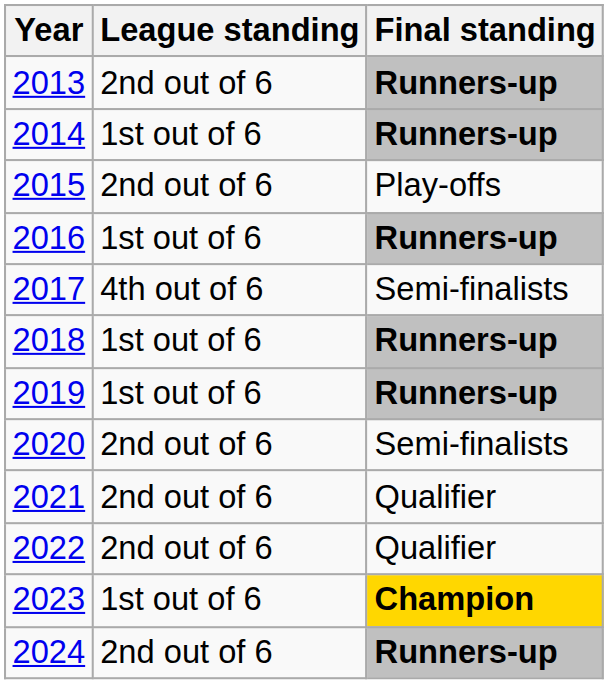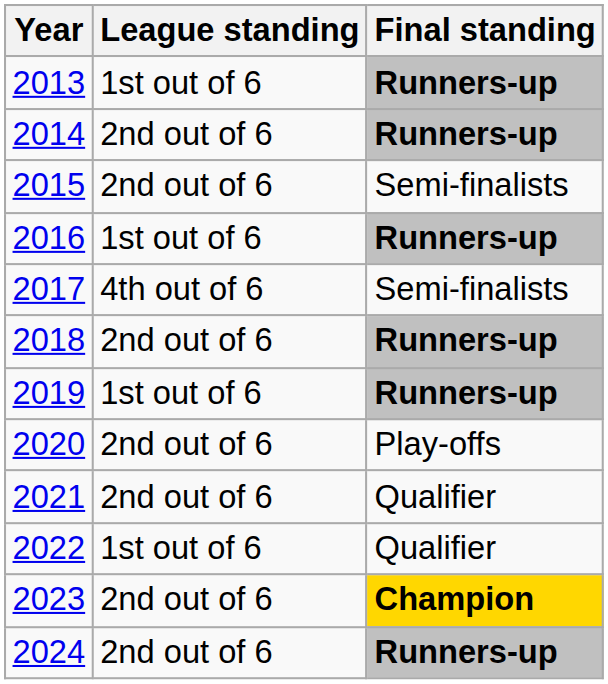(186, 82) 2nd out of 6 -> (181, 82) 1st out of 6
(181, 133) 1st out of 6 -> (186, 133) 2nd out of 6
(438, 185) Play-offs -> (472, 185) Semi-finalists
(181, 340) 1st out of 6 -> (186, 340) 2nd out of 6
(472, 444) Semi-finalists -> (438, 444) Play-offs
(186, 548) 2nd out of 6 -> (181, 548) 1st out of 6
(181, 599) 1st out of 6 -> (186, 599) 2nd out of 6
